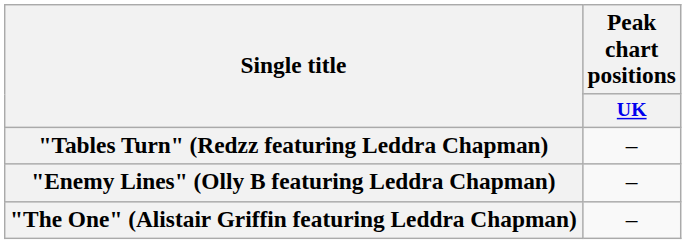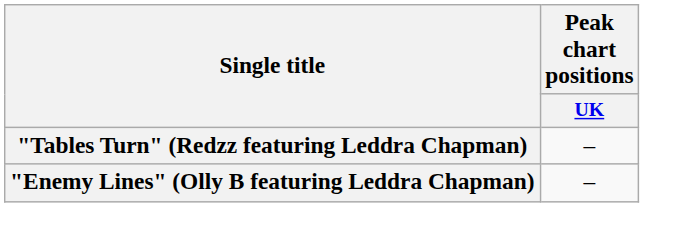- row: (293, 219)
